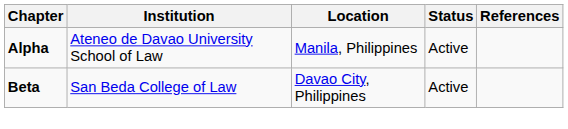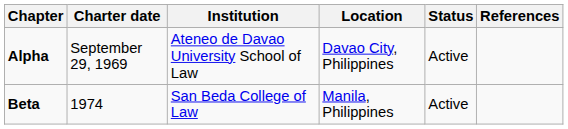+ column: (117, 16)
(356, 47) Manila, Philippines -> (360, 56) Davao City, Philippines
(332, 87) Davao City, Philippines -> (358, 104) Manila, Philippines
